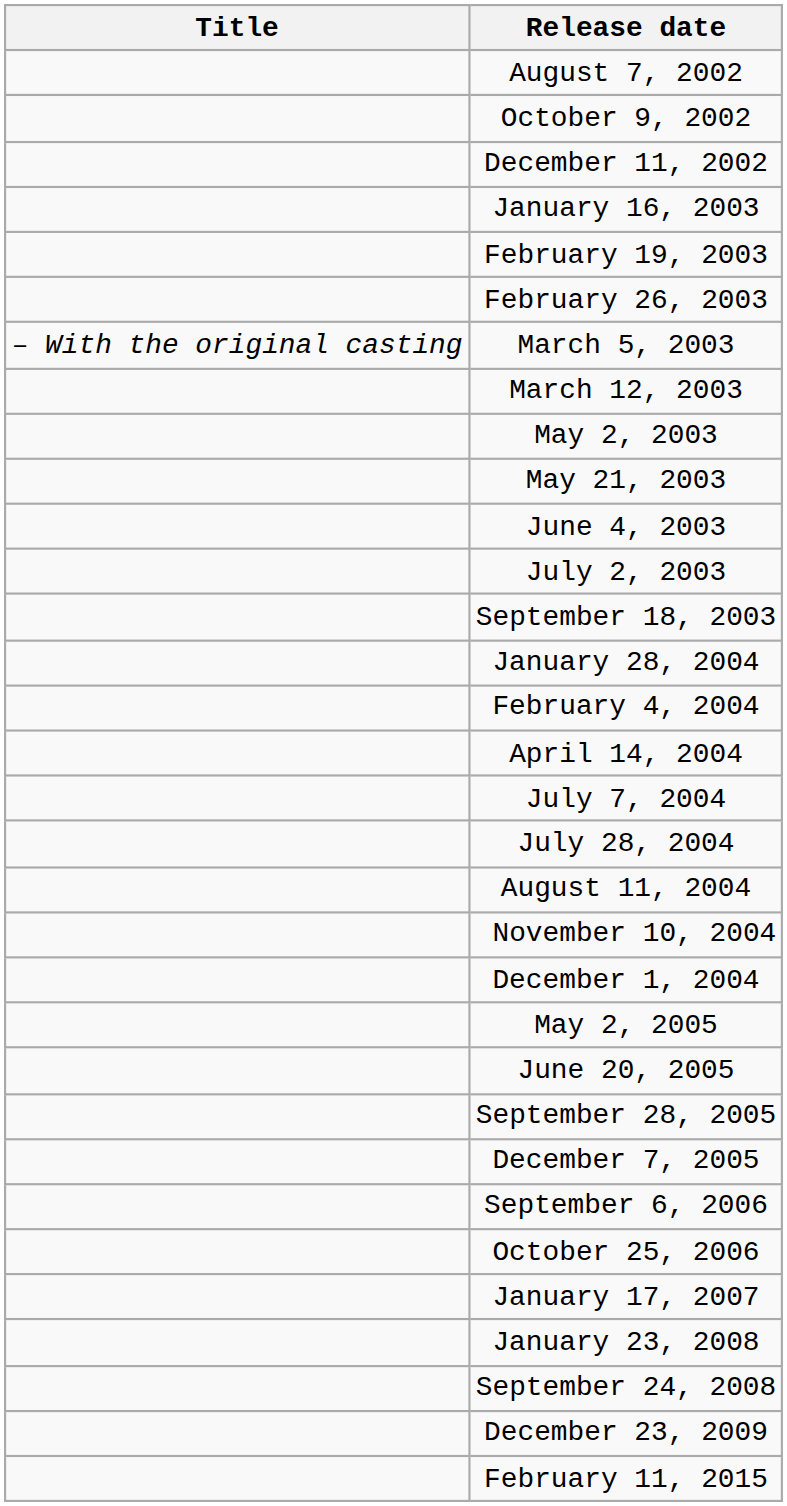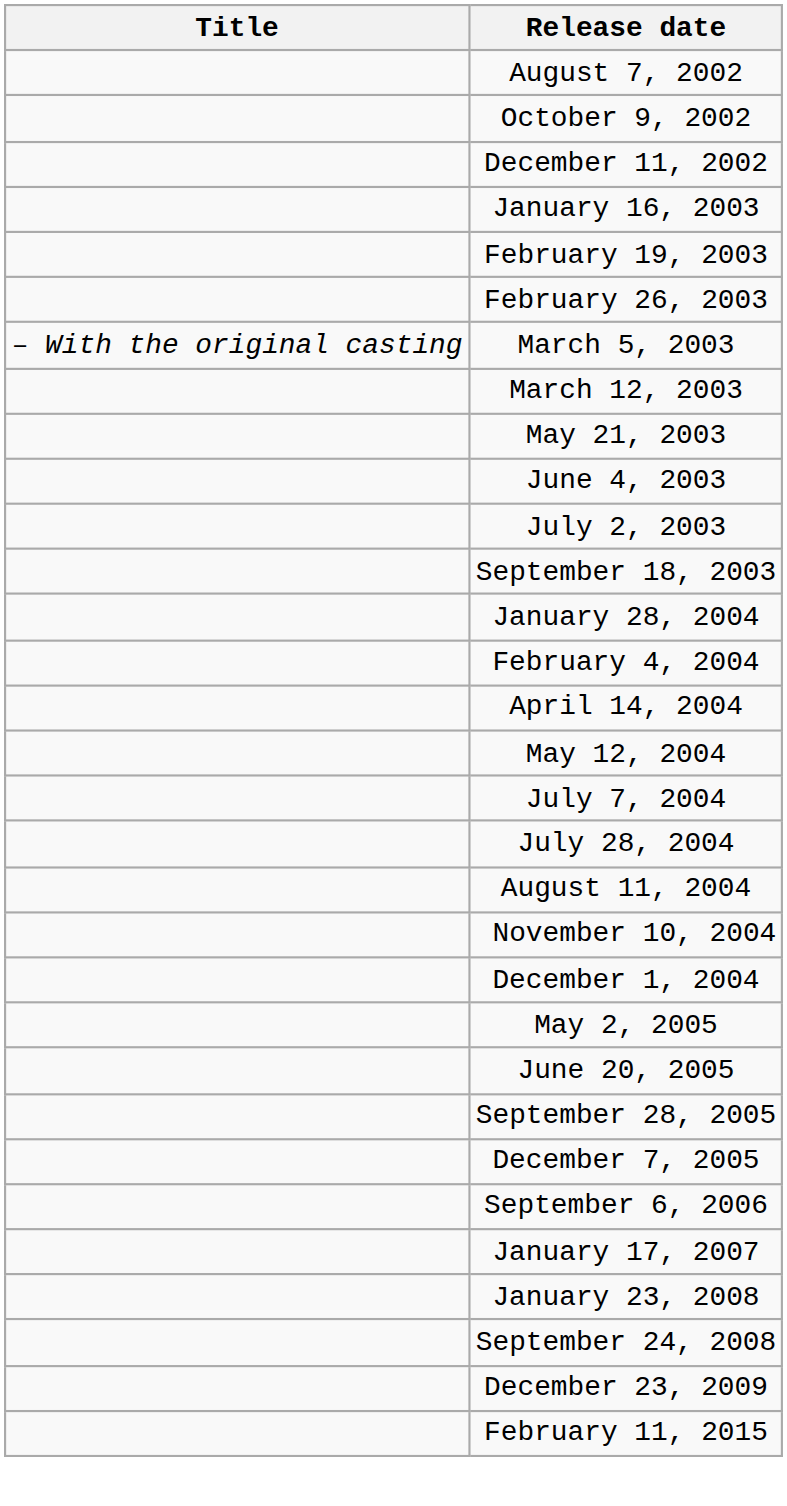- row: (626, 436)
+ row: (626, 753)
- row: (626, 1252)
